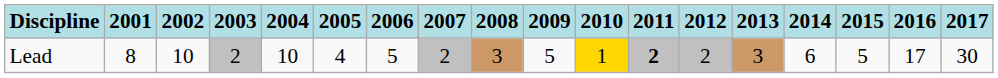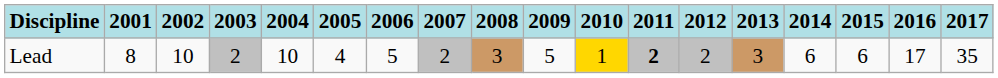(863, 55) 5 -> (863, 55) 6
(967, 55) 30 -> (967, 55) 35
